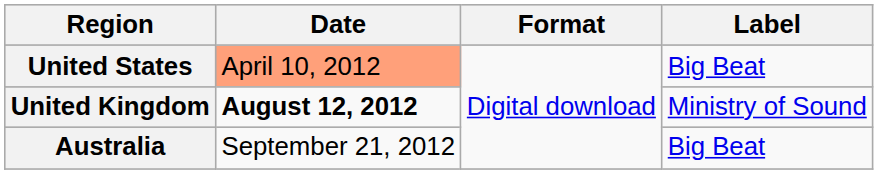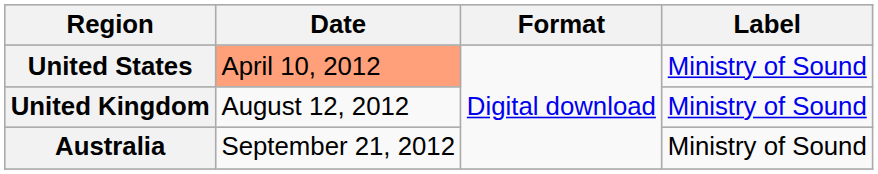(716, 65) Big Beat -> (767, 65) Ministry of Sound
(320, 106) bold -> (315, 106) normal
(716, 147) Big Beat -> (767, 147) Ministry of Sound
